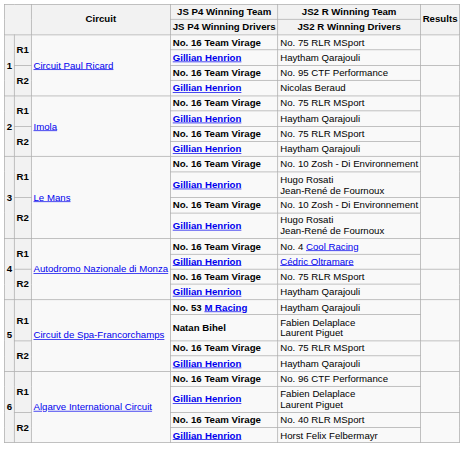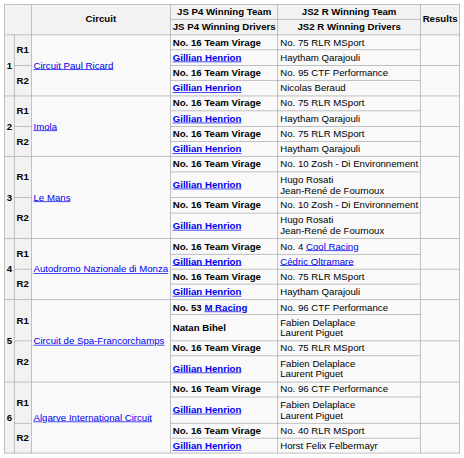(320, 307) Haytham Qarajouli -> (334, 307) No. 96 CTF Performance
(320, 363) Haytham Qarajouli -> (318, 368) Fabien Delaplace Laurent Piguet
